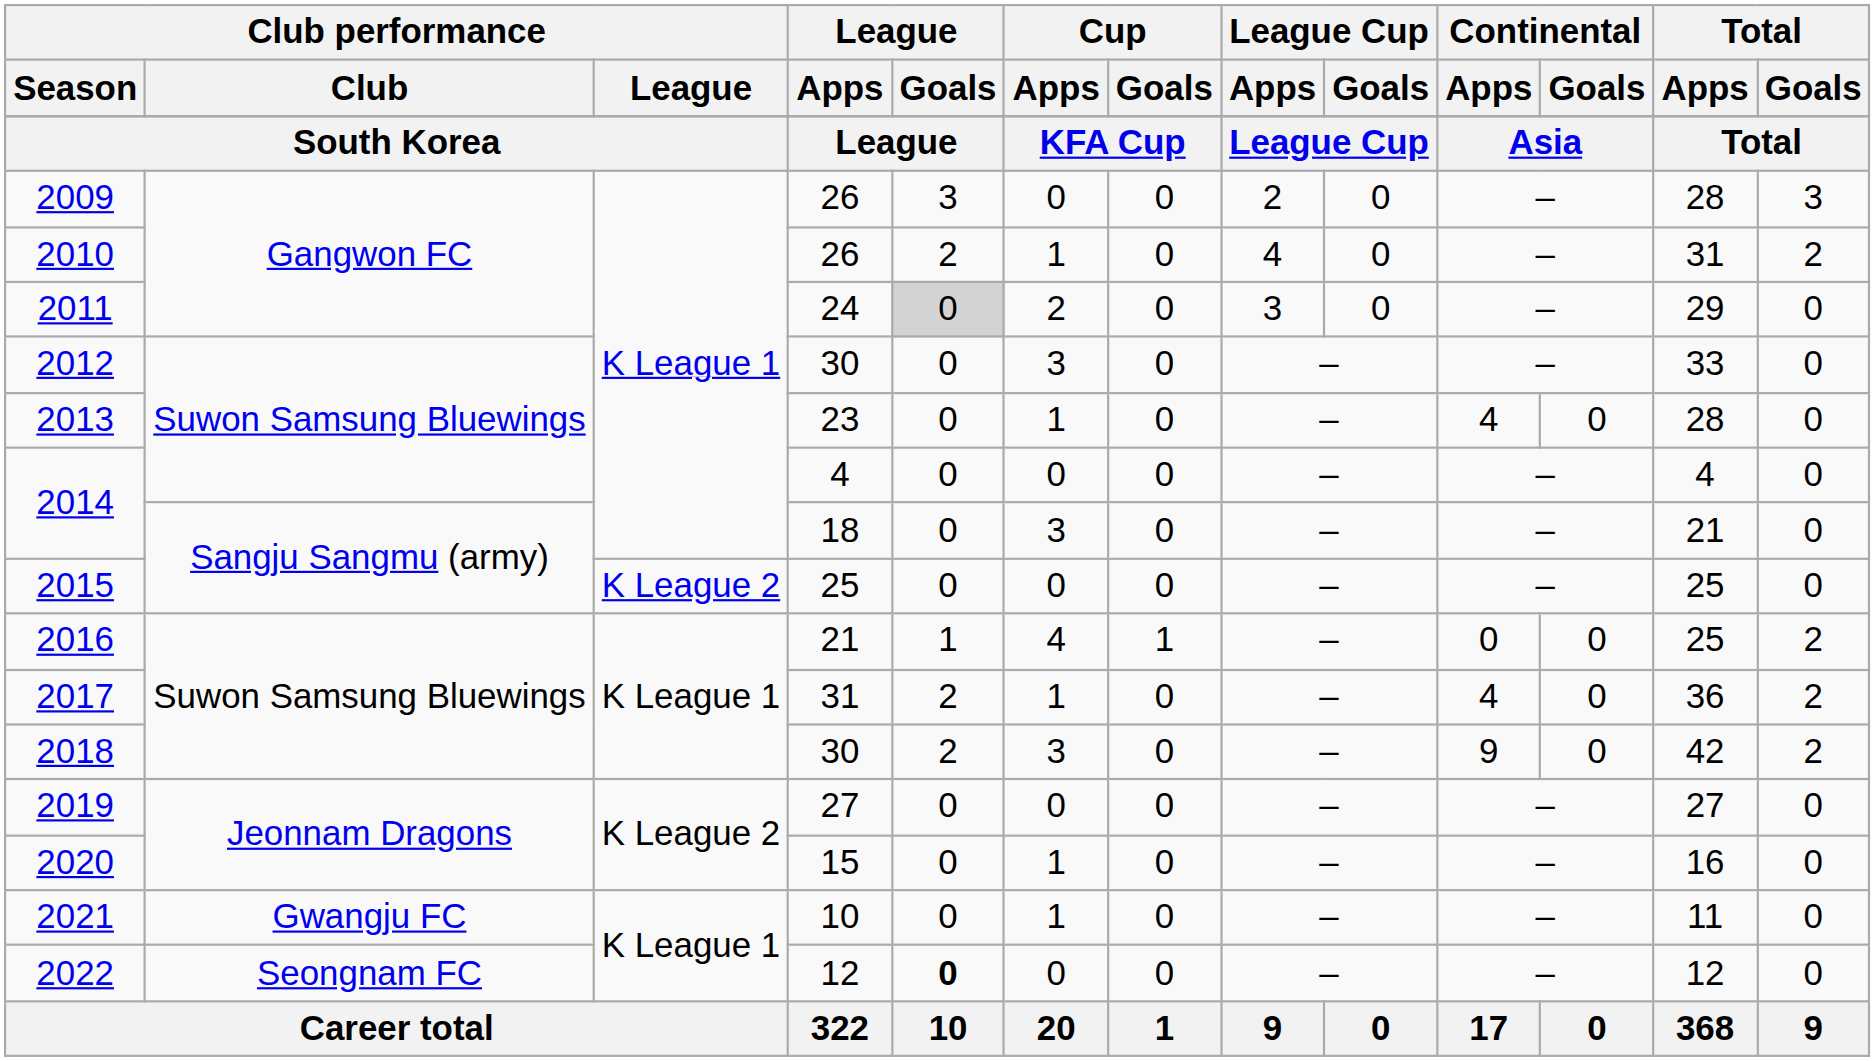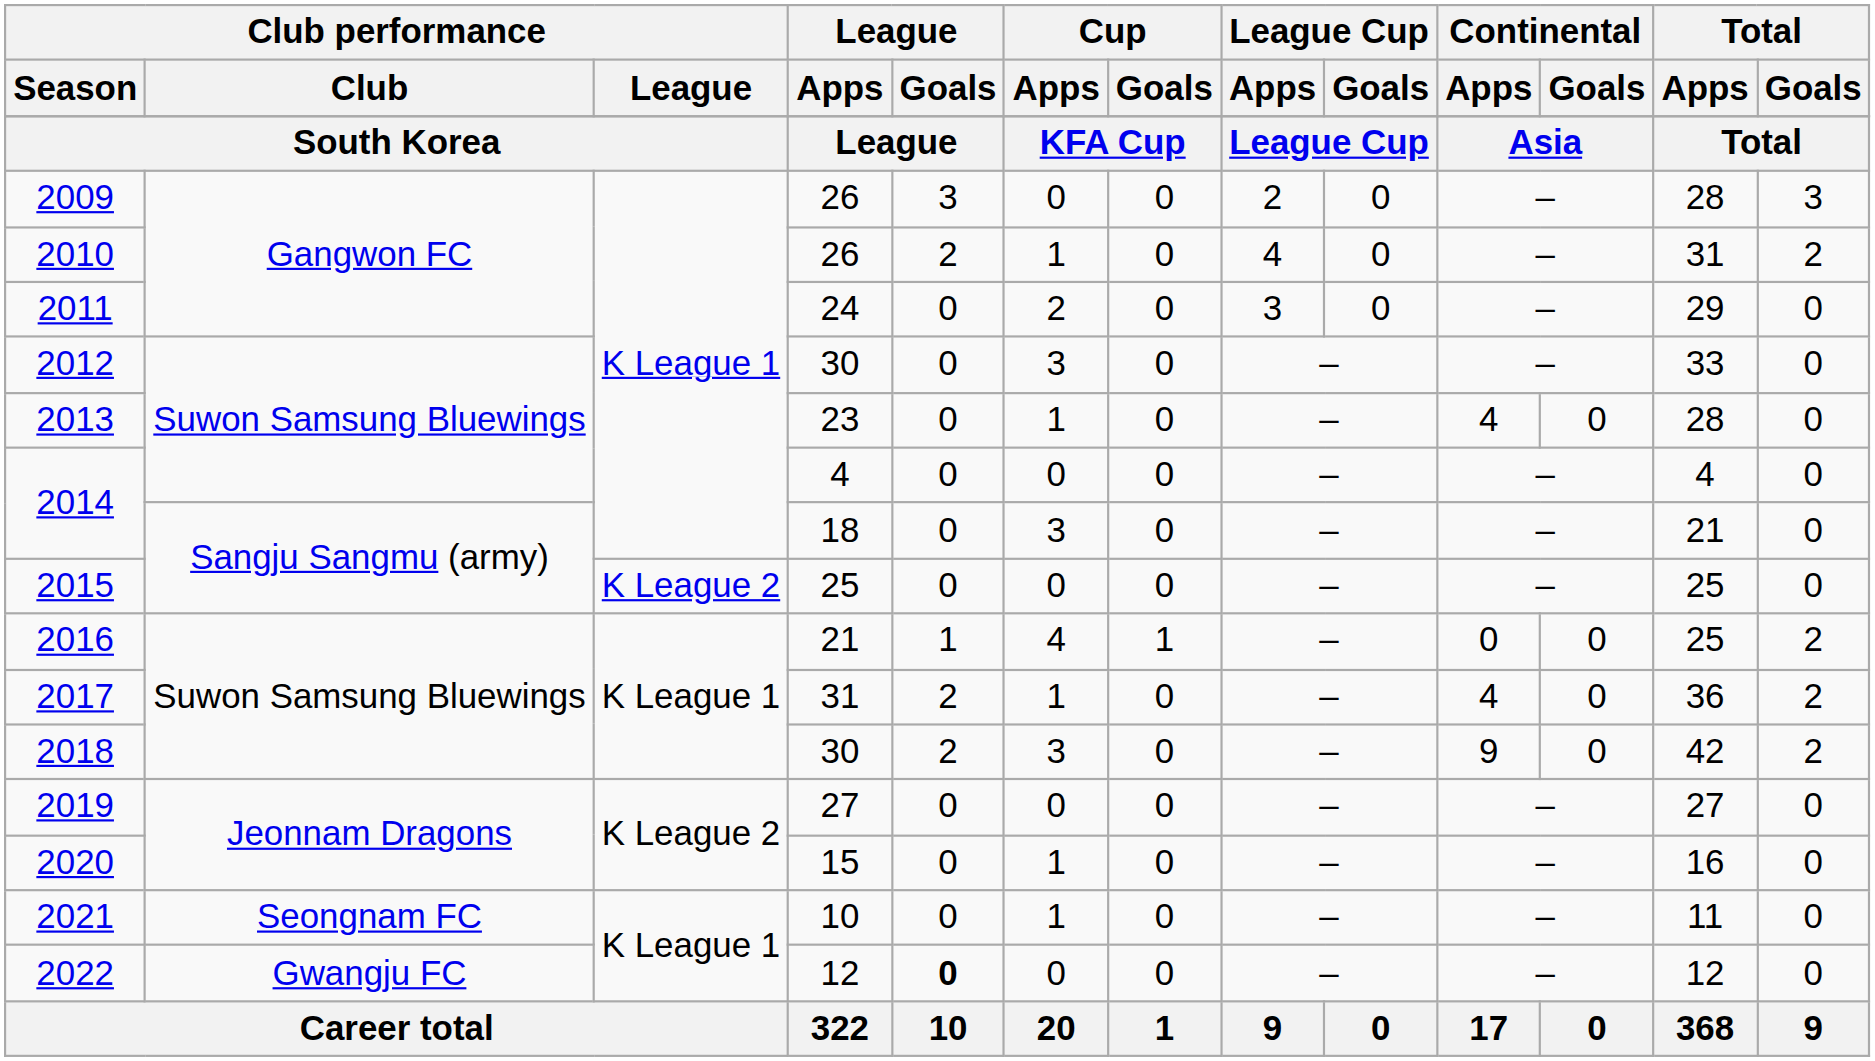(948, 308) lightgrey background -> (948, 308) no background
(369, 917) Gwangju FC -> (369, 917) Seongnam FC
(369, 972) Seongnam FC -> (369, 972) Gwangju FC
